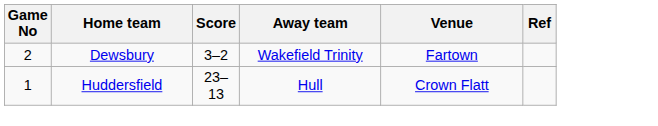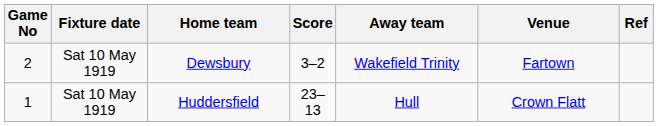+ column: (99, 24)
